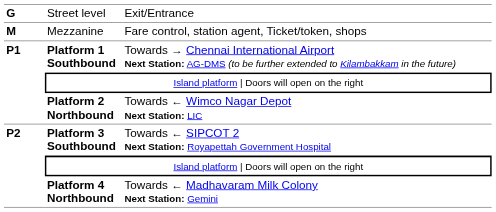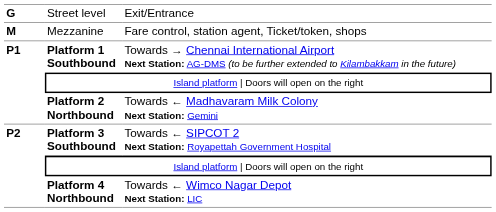(208, 108) Towards ← Wimco Nagar Depot Next Station: LIC -> (221, 108) Towards ← Madhavaram Milk Colony Next Station: Gemini
(221, 191) Towards ← Madhavaram Milk Colony Next Station: Gemini -> (208, 191) Towards ← Wimco Nagar Depot Next Station: LIC
